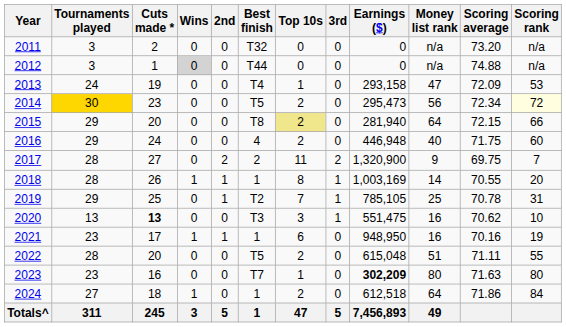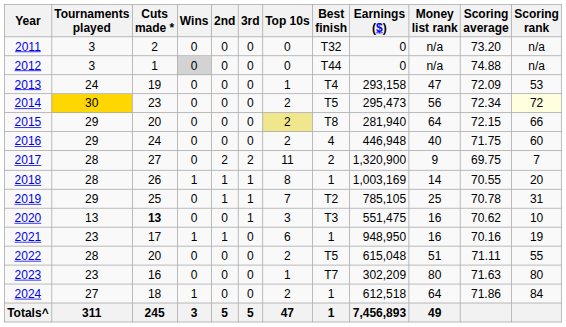columns swapped: (338, 21) <-> (257, 21)
(384, 275) bold -> (384, 275) normal
